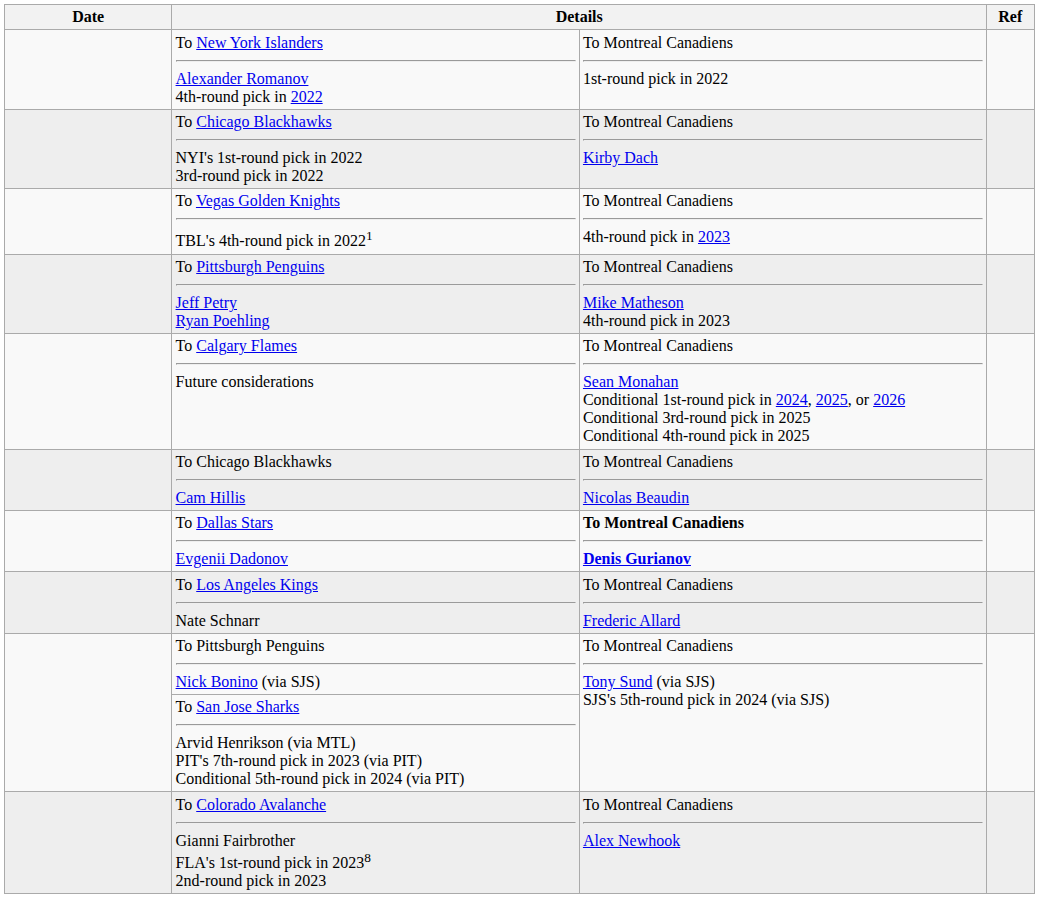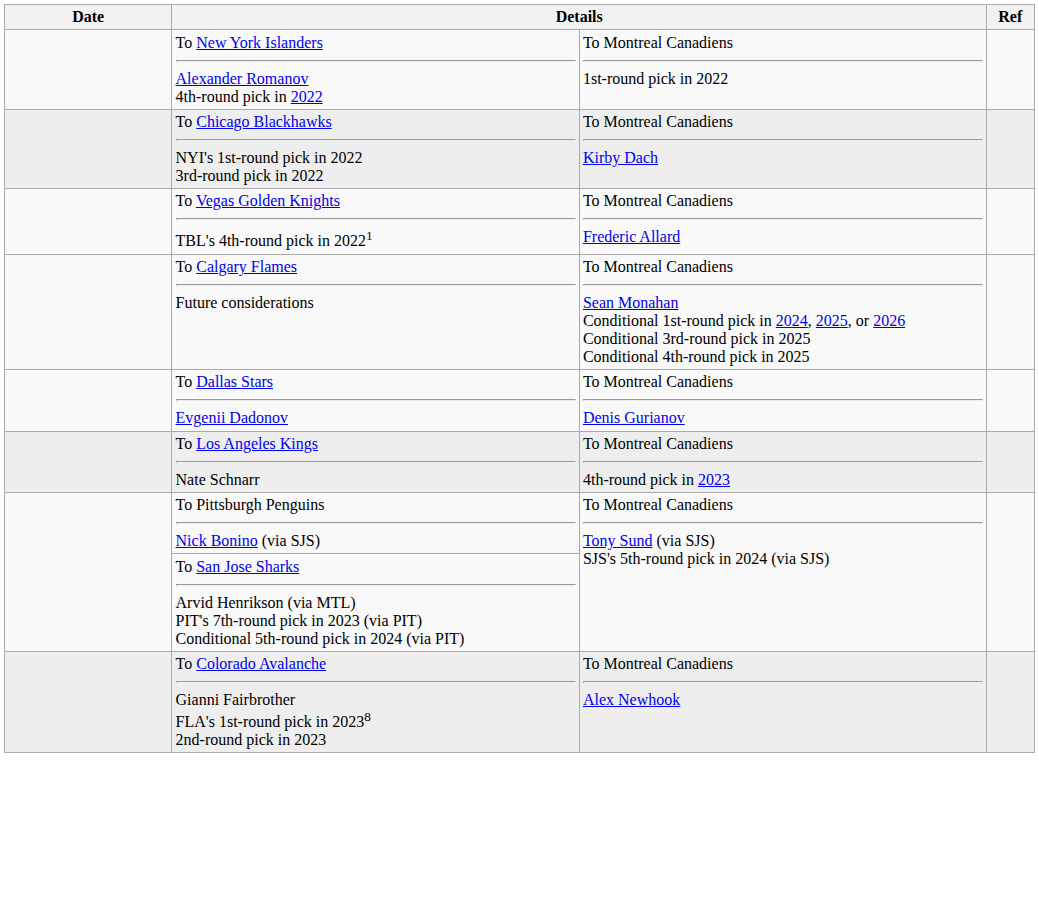(783, 219) To Montreal Canadiens 4th-round pick in 2023 -> (783, 219) To Montreal Canadiens Frederic Allard
- row: (376, 294)
- row: (376, 479)
(783, 541) bold -> (783, 400) normal
(783, 602) To Montreal Canadiens Frederic Allard -> (783, 461) To Montreal Canadiens 4th-round pick in 2023
